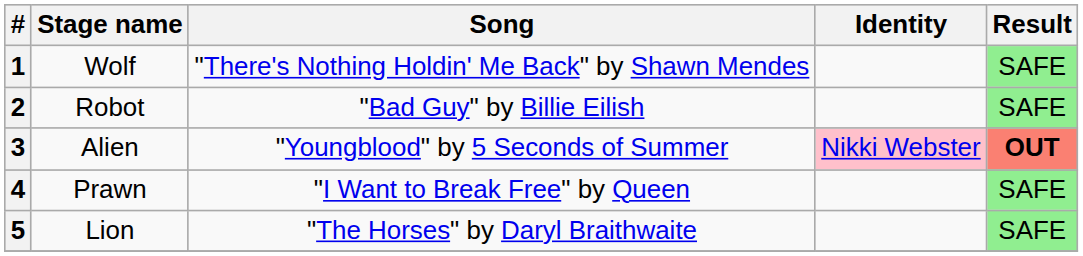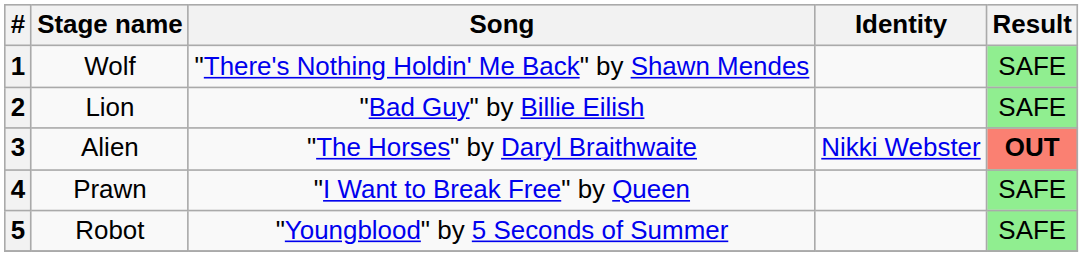(110, 107) Robot -> (110, 107) Lion
(502, 148) "Youngblood" by 5 Seconds of Summer -> (502, 148) "The Horses" by Daryl Braithwaite
(901, 148) pink background -> (901, 148) no background
(110, 230) Lion -> (110, 230) Robot
(502, 230) "The Horses" by Daryl Braithwaite -> (502, 230) "Youngblood" by 5 Seconds of Summer
